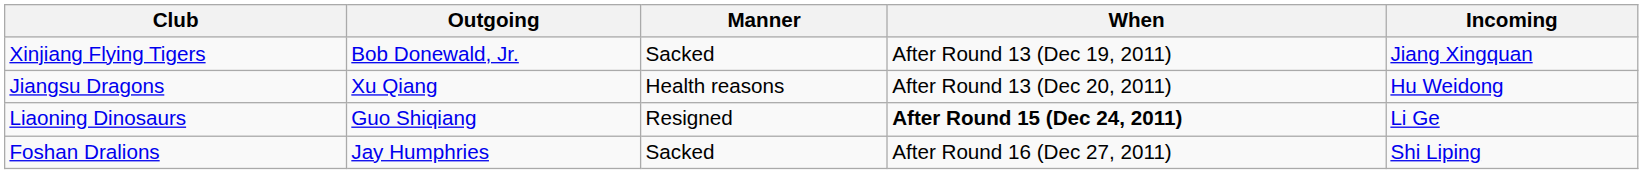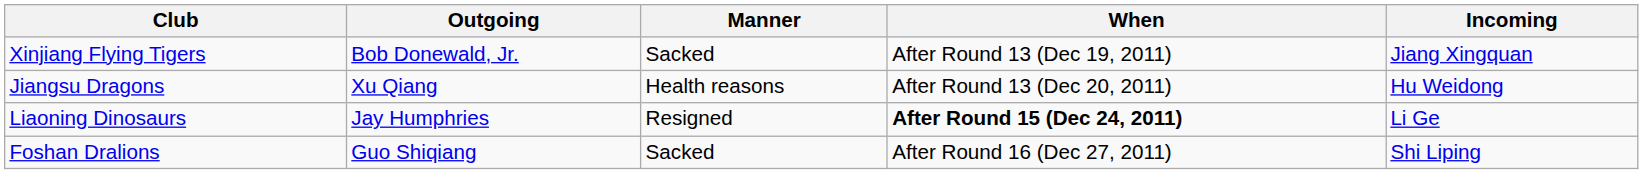(414, 119) Guo Shiqiang -> (420, 119) Jay Humphries
(420, 151) Jay Humphries -> (414, 151) Guo Shiqiang
